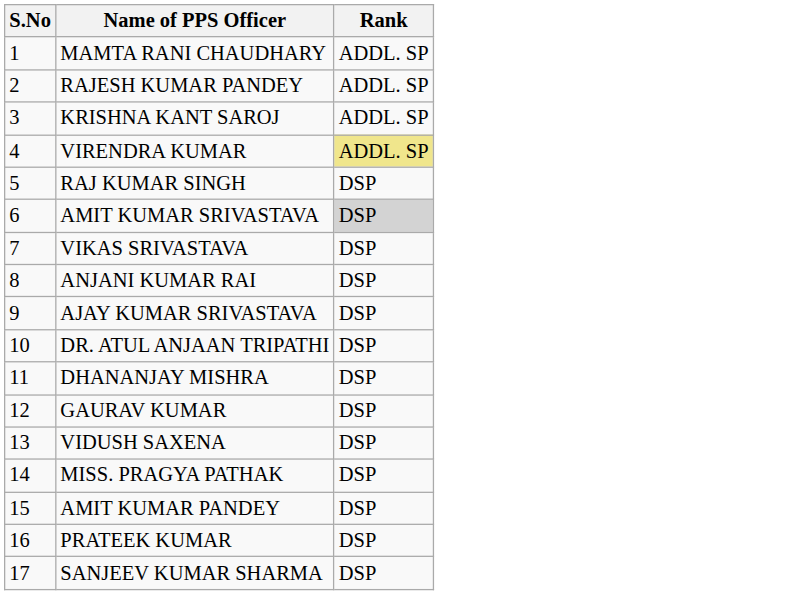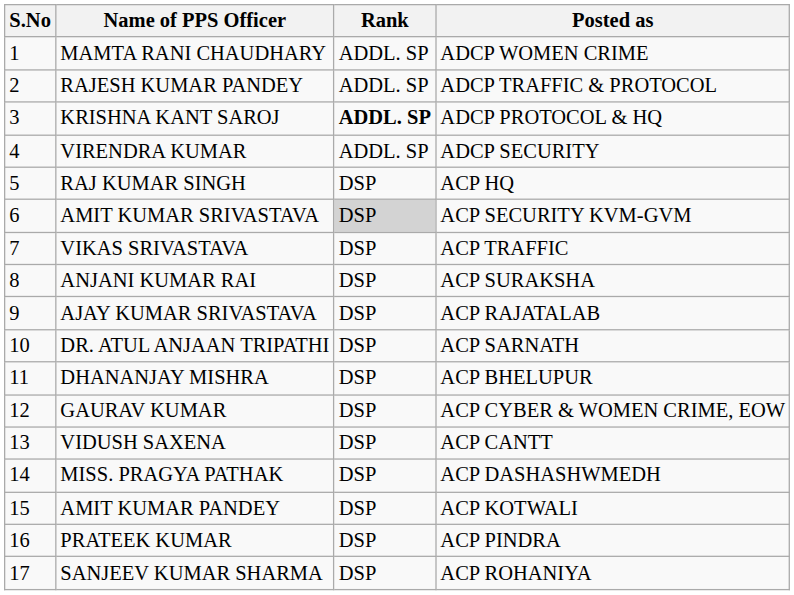+ column: (613, 20)
(384, 118) normal -> (385, 118) bold
(384, 150) khaki background -> (384, 150) no background
